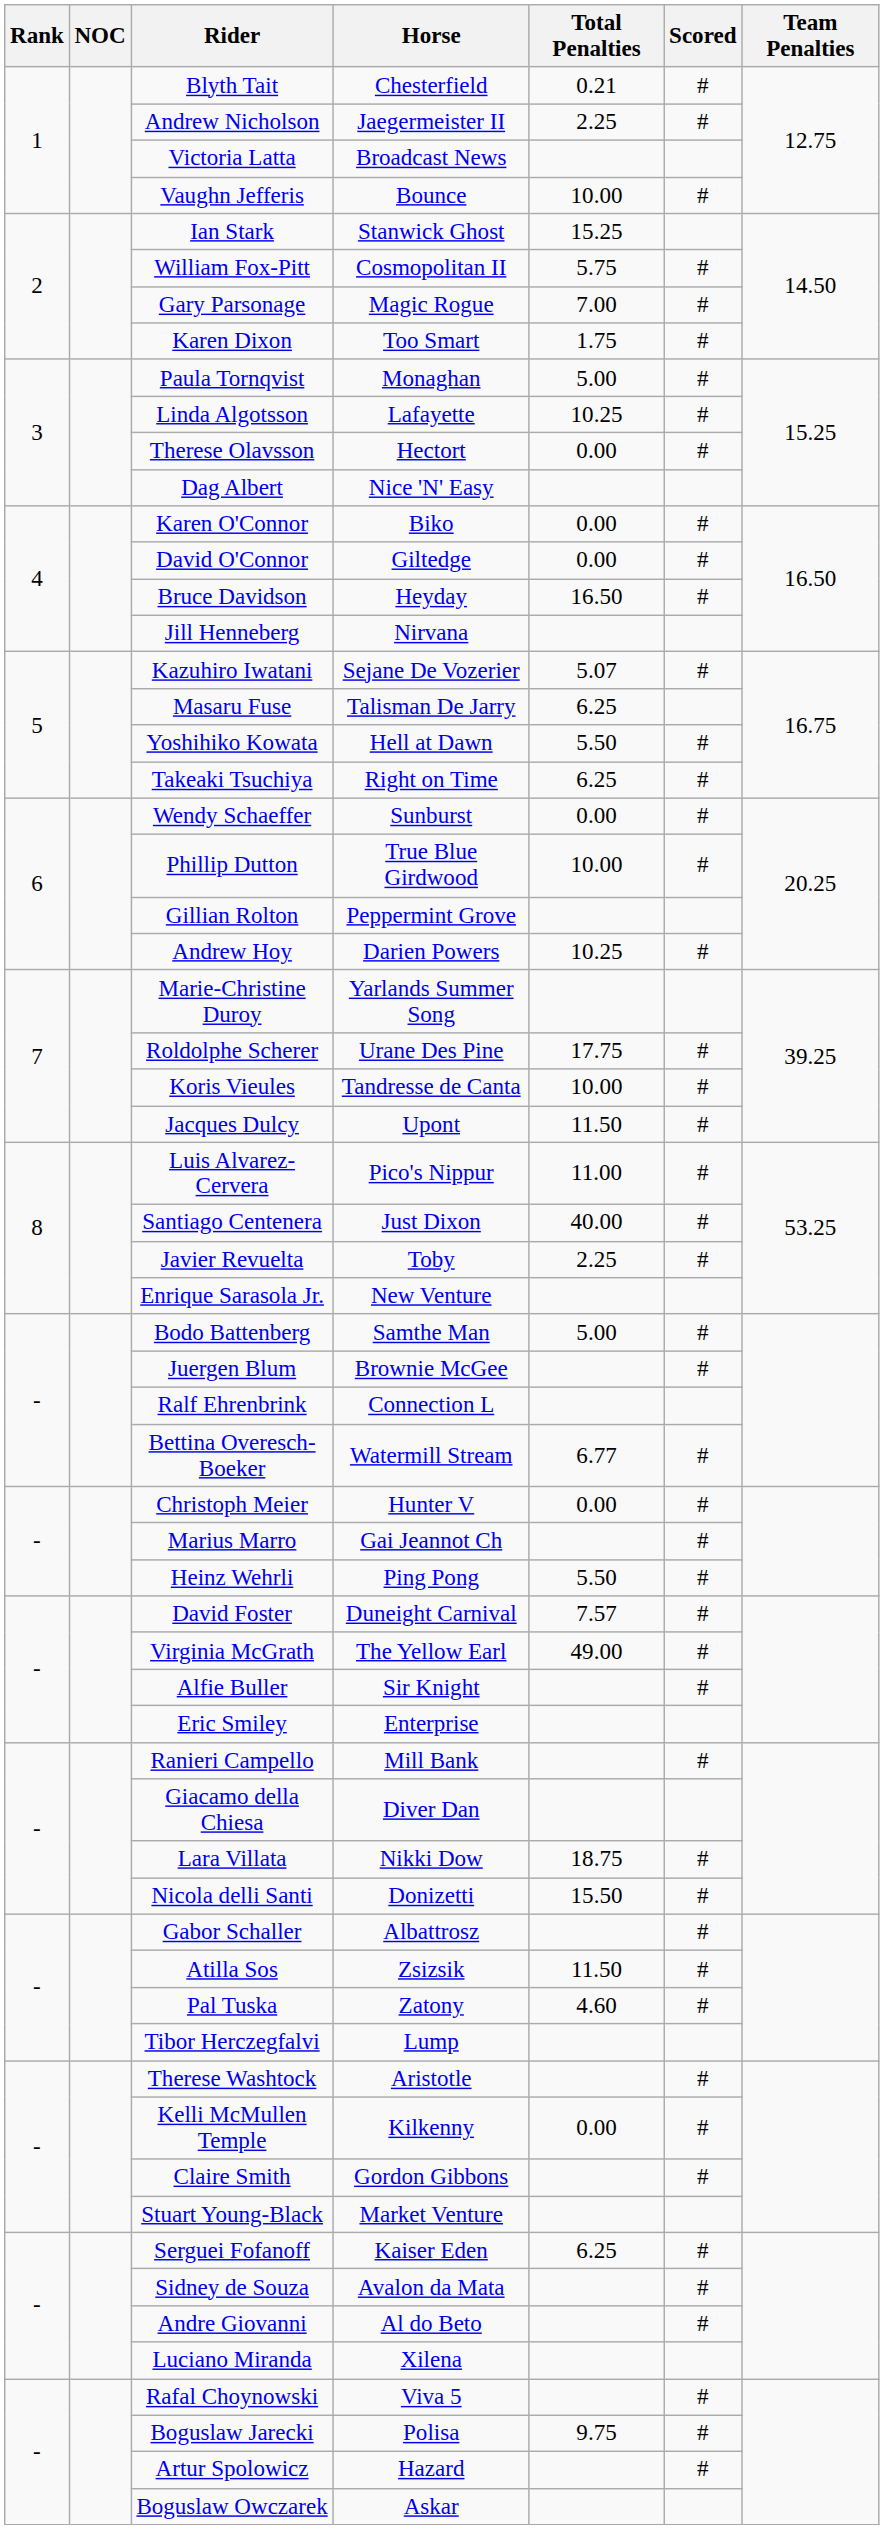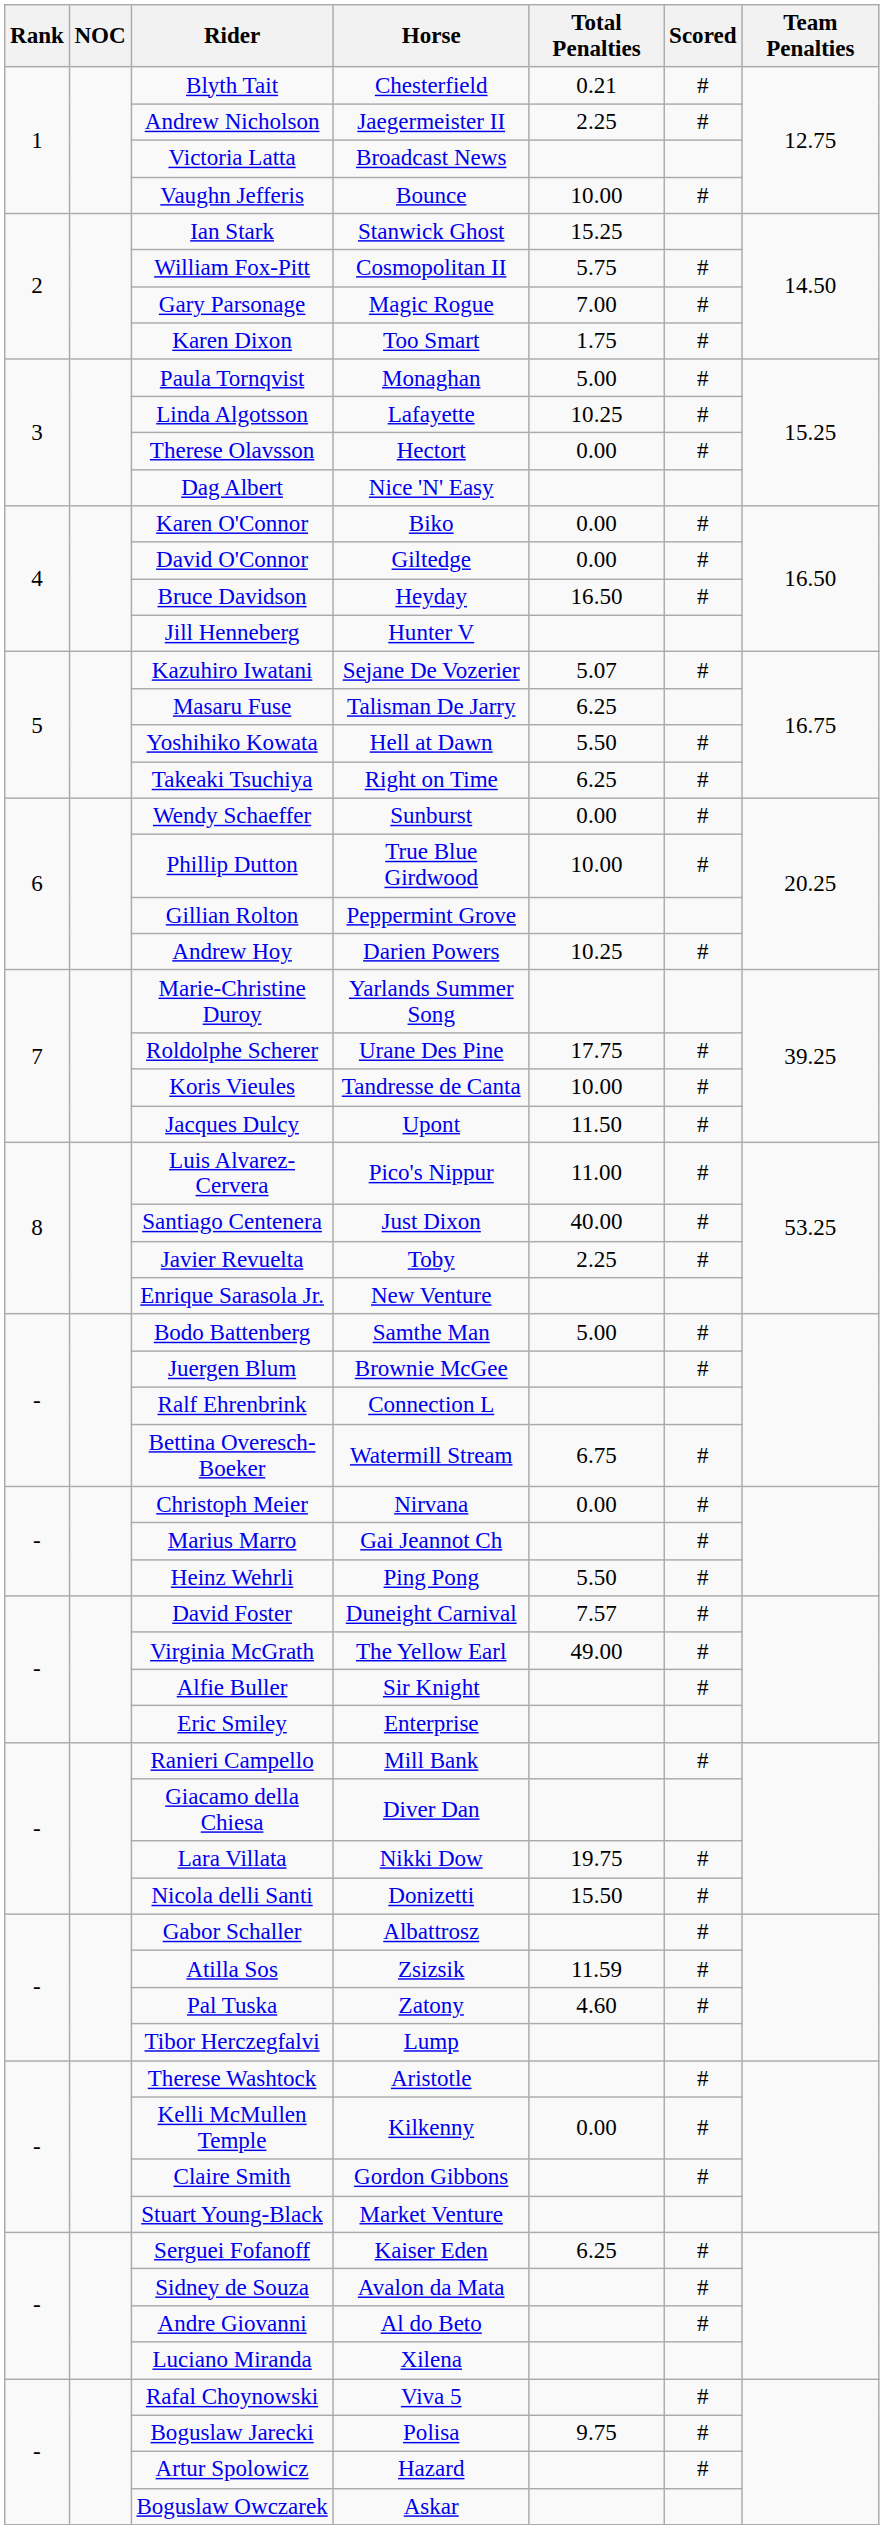(431, 633) Nirvana -> (431, 633) Hunter V
(597, 1454) 6.77 -> (597, 1454) 6.75
(431, 1504) Hunter V -> (431, 1504) Nirvana
(597, 1859) 18.75 -> (597, 1859) 19.75
(597, 1968) 11.50 -> (597, 1968) 11.59
